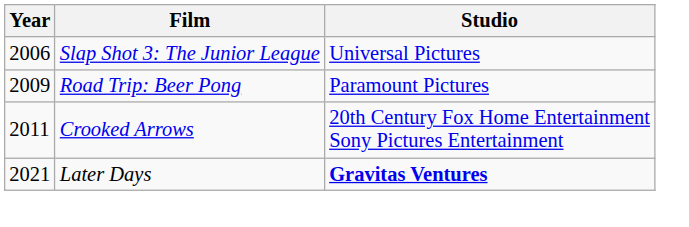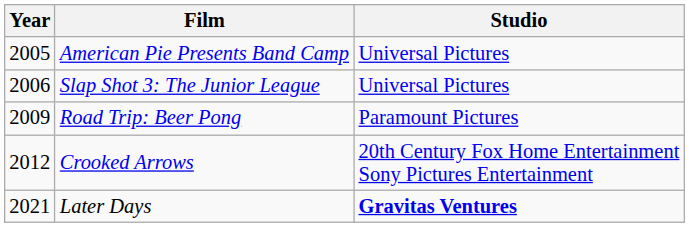+ row: (204, 53)
(29, 129) 2011 -> (30, 162) 2012
